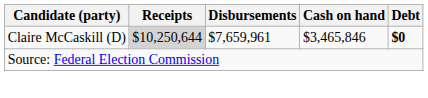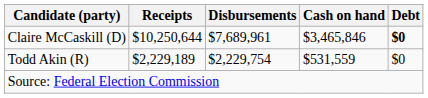(167, 37) lightgrey background -> (167, 37) no background
(240, 37) $7,659,961 -> (240, 37) $7,689,961
+ row: (48, 59)
